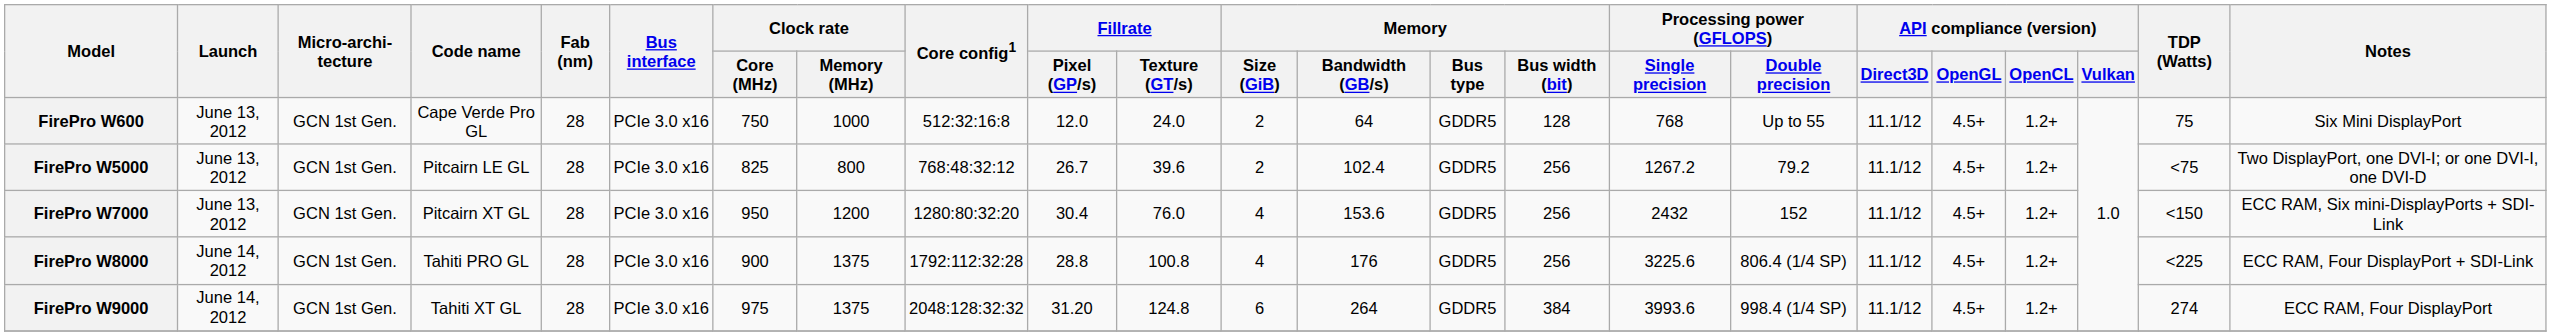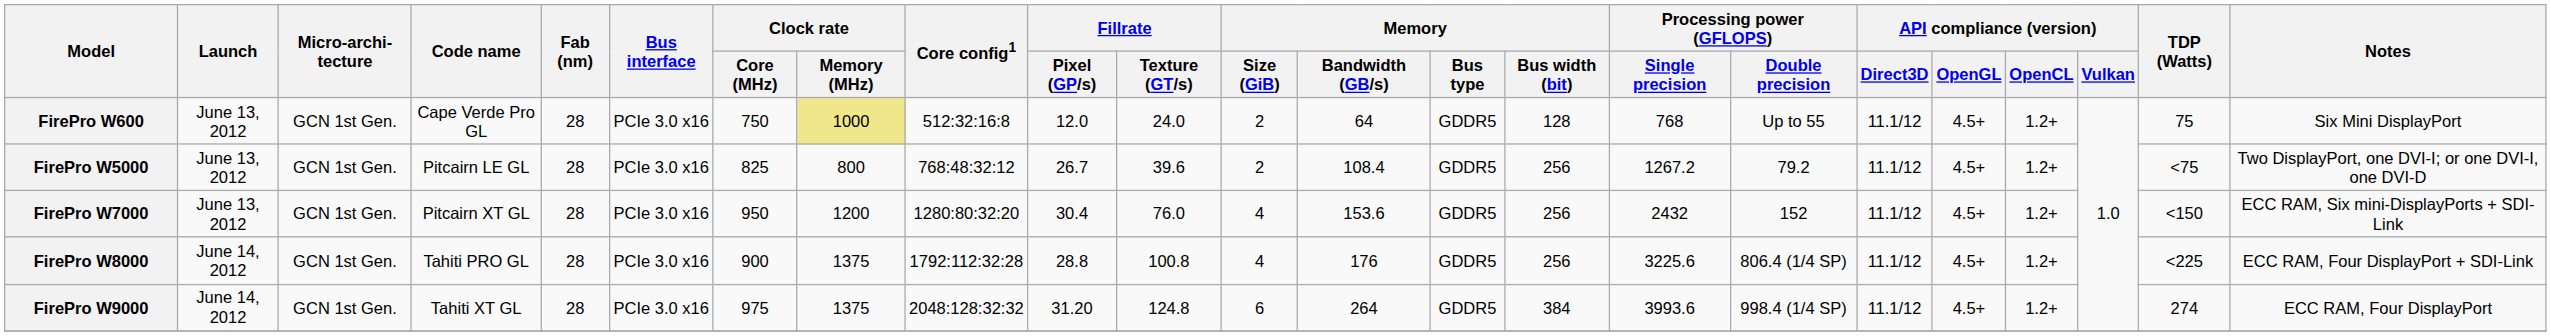(851, 121) no background -> (851, 121) khaki background
(1364, 167) 102.4 -> (1364, 167) 108.4
